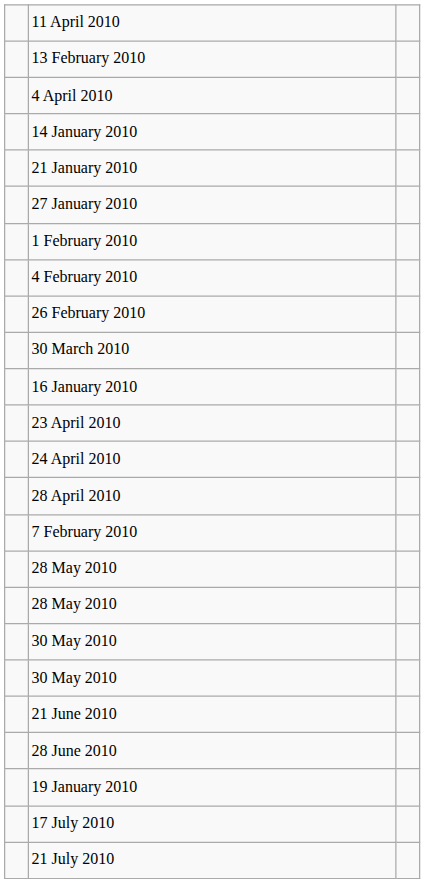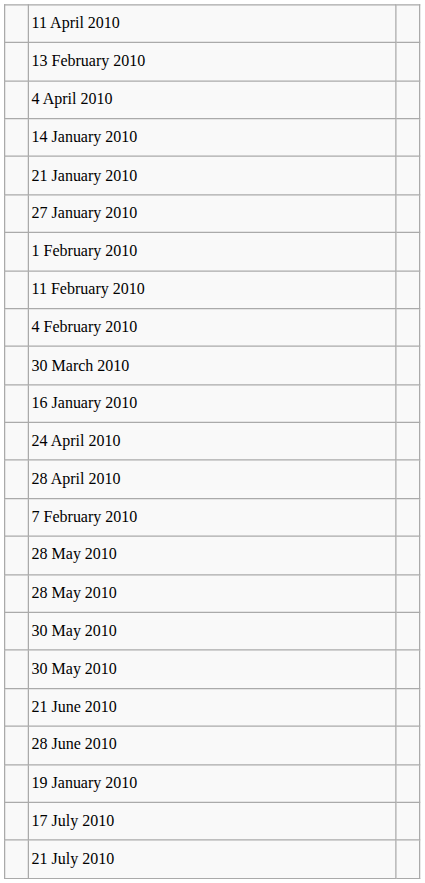+ row: (16, 290)
- row: (16, 314)
- row: (16, 423)
